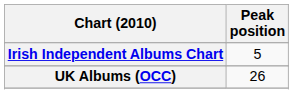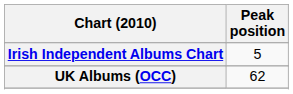(257, 76) 26 -> (257, 76) 62
